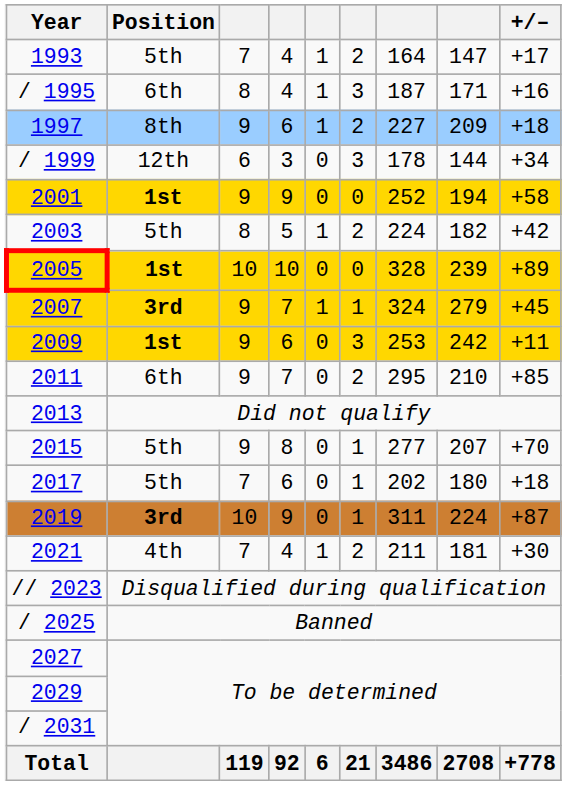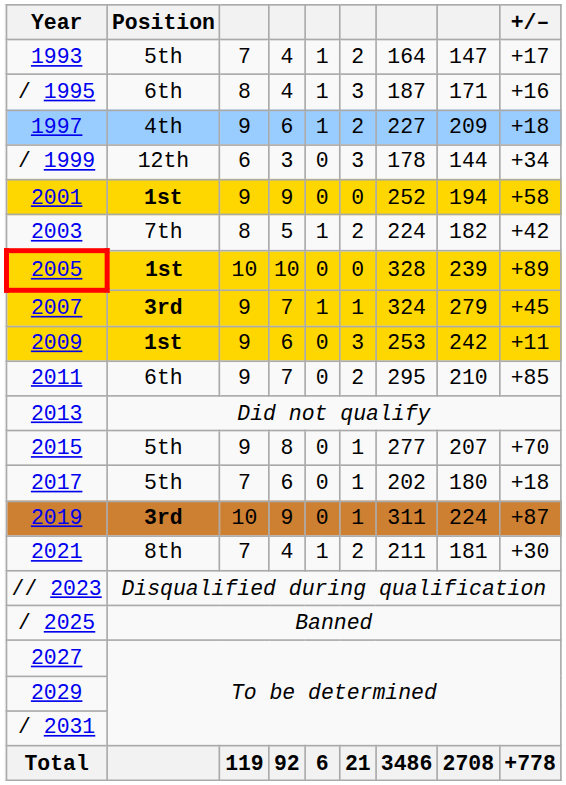(163, 127) 8th -> (163, 127) 4th
(163, 233) 5th -> (163, 233) 7th
(163, 553) 4th -> (163, 553) 8th
